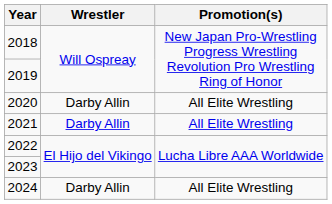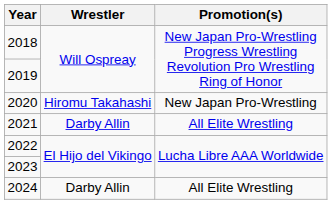(98, 103) Darby Allin -> (98, 103) Hiromu Takahashi
(241, 103) All Elite Wrestling -> (241, 103) New Japan Pro-Wrestling
